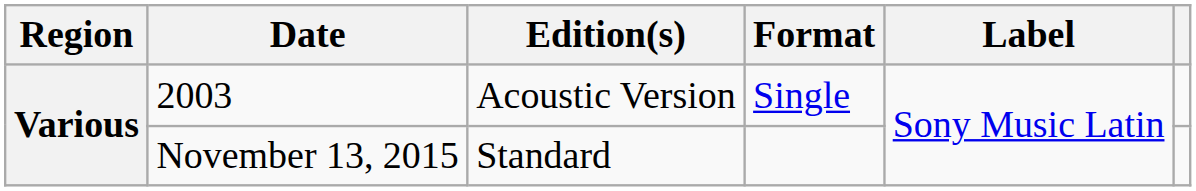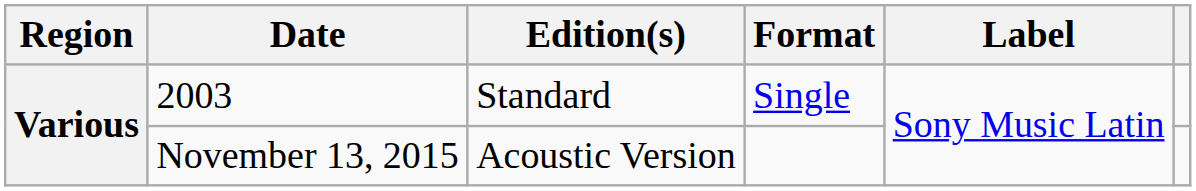(606, 94) Acoustic Version -> (544, 94) Standard
(544, 154) Standard -> (606, 154) Acoustic Version
